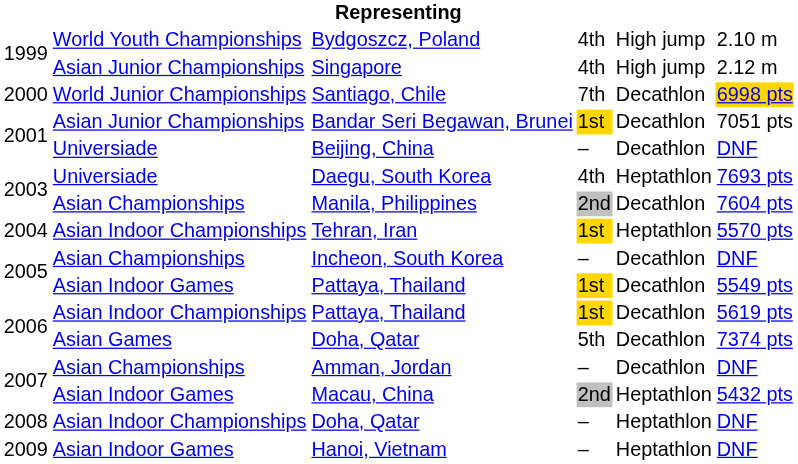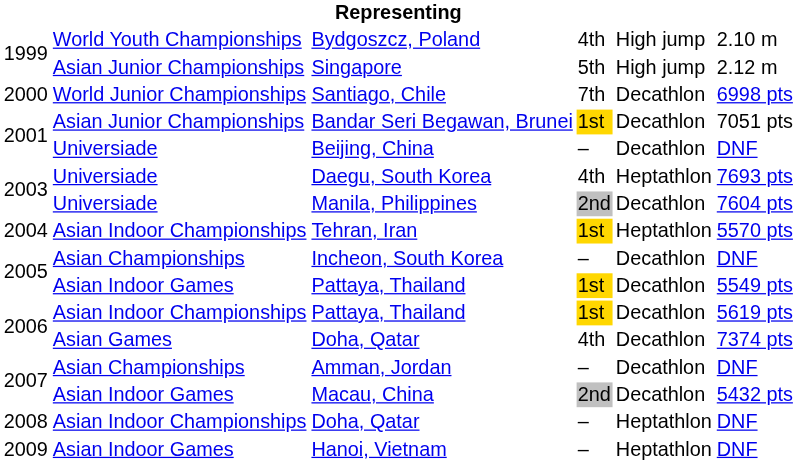(592, 67) 4th -> (592, 67) 5th
(755, 94) gold background -> (755, 94) no background
(149, 203) Asian Championships -> (105, 203) Universiade
(592, 340) 5th -> (592, 340) 4th
(664, 394) Heptathlon -> (661, 394) Decathlon
